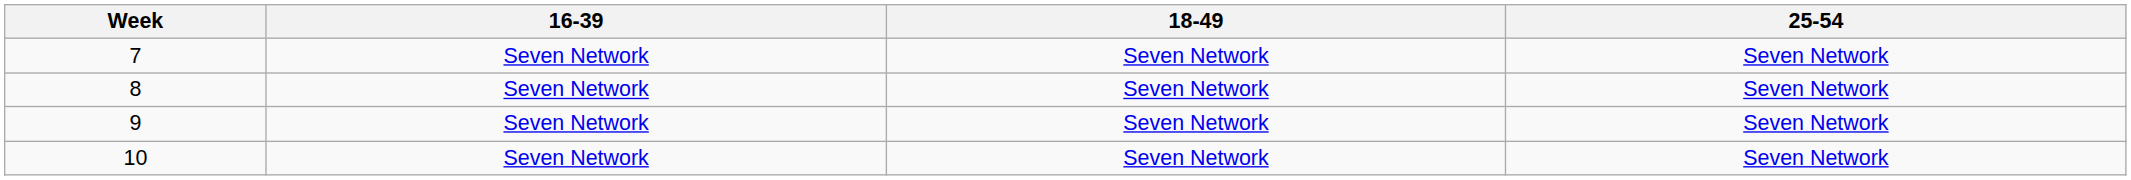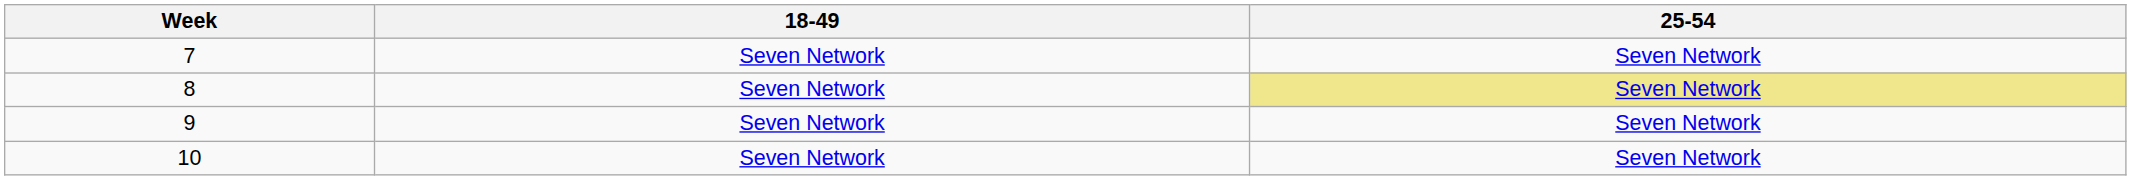- column: (576, 21)
(1816, 89) no background -> (1688, 89) khaki background
